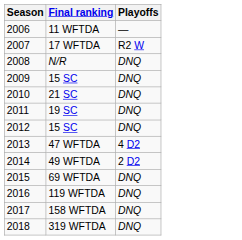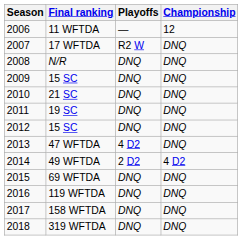+ column: (199, 12)
